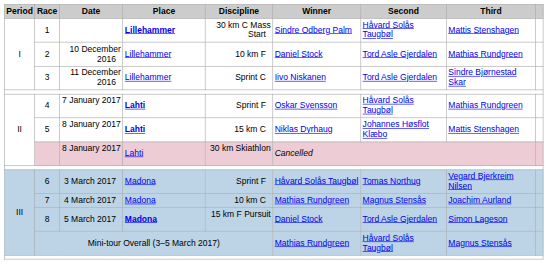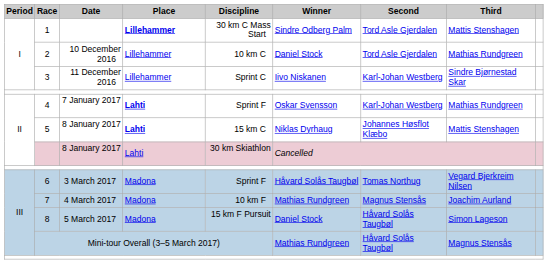(388, 30) Håvard Solås Taugbøl -> (400, 30) Tord Asle Gjerdalen
(253, 54) 10 km F -> (252, 54) 10 km C
(400, 77) Tord Asle Gjerdalen -> (403, 77) Karl-Johan Westberg
(388, 105) Håvard Solås Taugbøl -> (403, 105) Karl-Johan Westberg
(252, 200) 10 km C -> (253, 200) 10 km F
(141, 219) bold -> (140, 219) normal
(400, 219) Tord Asle Gjerdalen -> (388, 219) Håvard Solås Taugbøl
